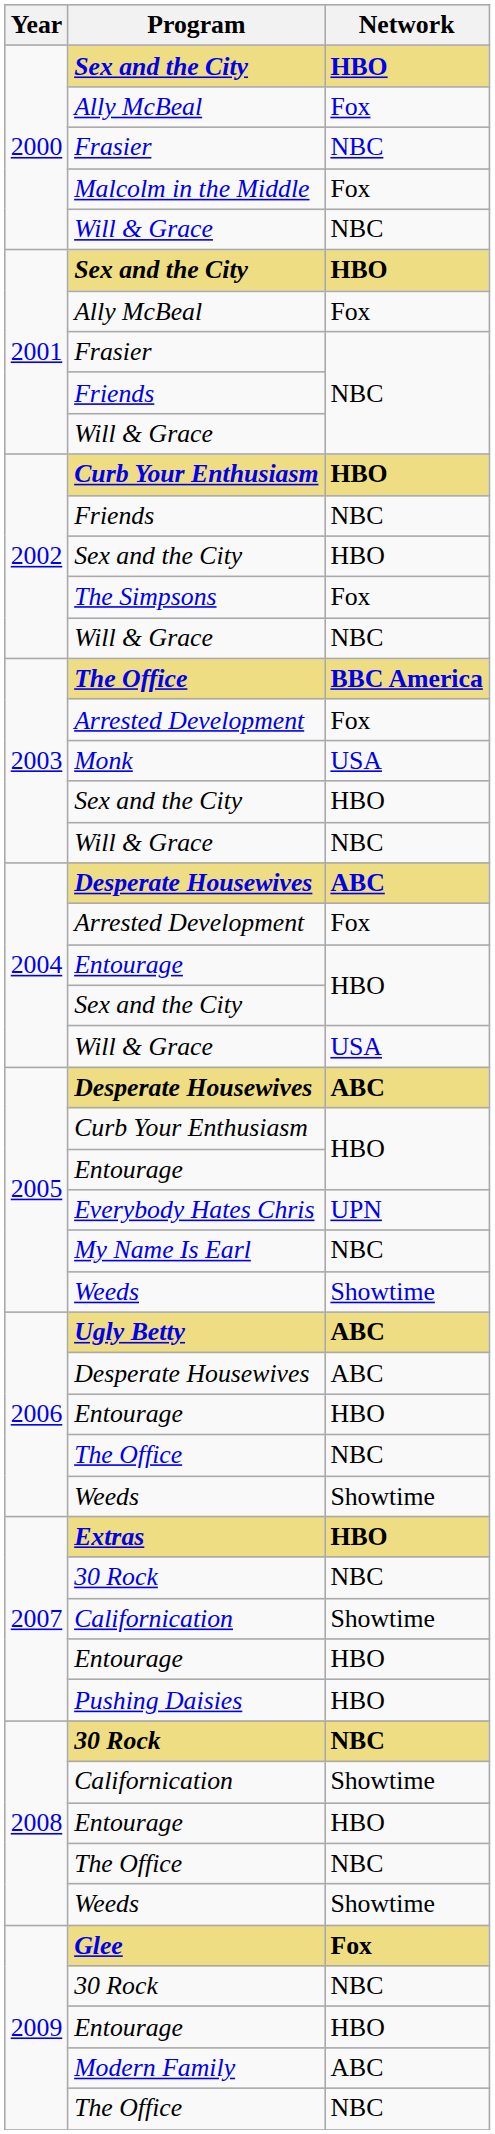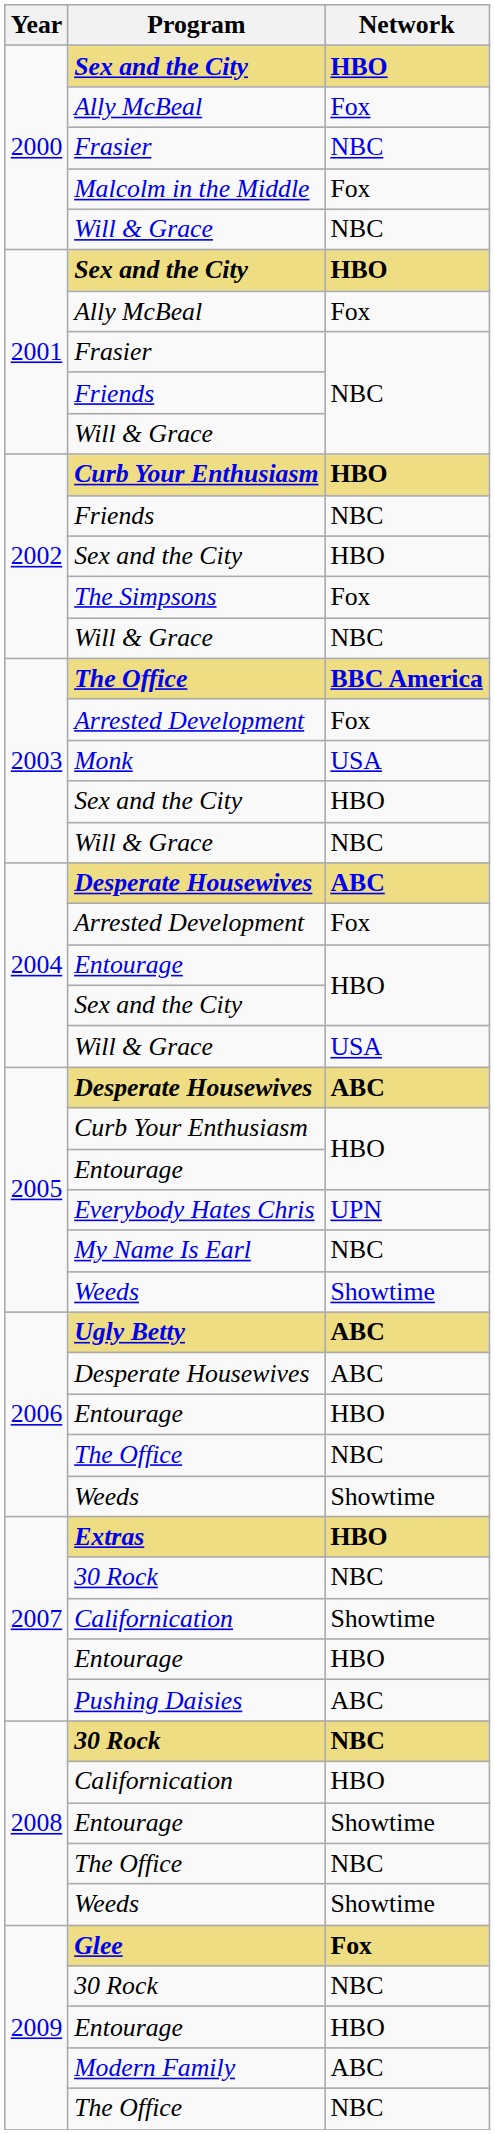(358, 1699) HBO -> (357, 1699) ABC
(383, 1781) Showtime -> (358, 1781) HBO
(358, 1822) HBO -> (383, 1822) Showtime
